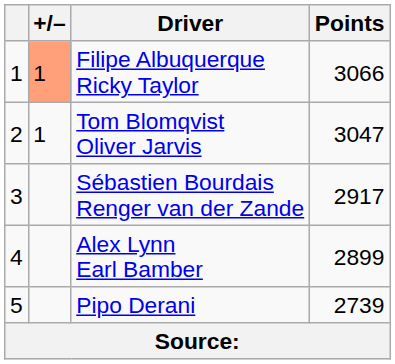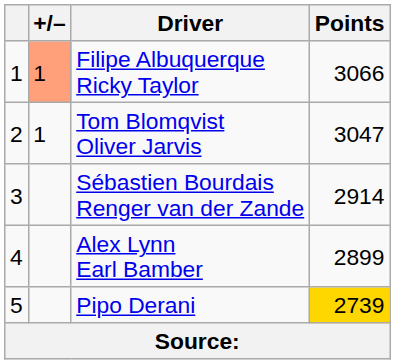(359, 195) 2917 -> (359, 195) 2914
(359, 305) no background -> (359, 305) gold background
